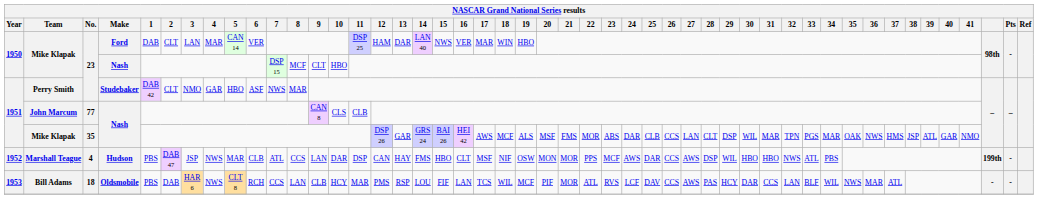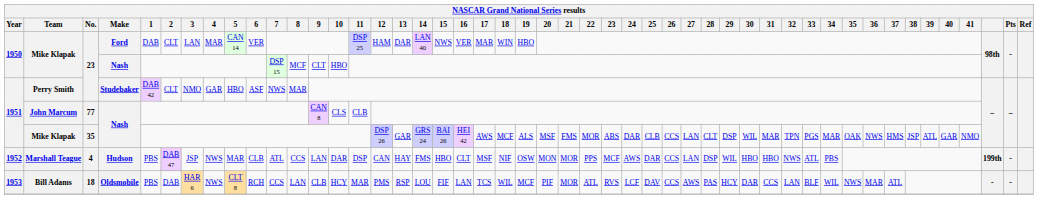(691, 159) AWS -> (691, 159) LAN
